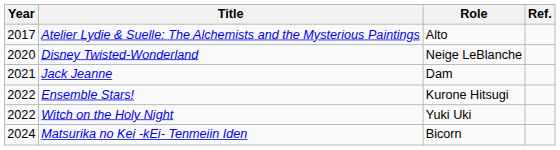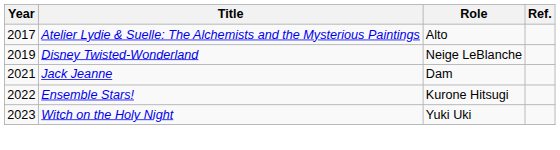(21, 54) 2020 -> (21, 54) 2019
(21, 114) 2022 -> (21, 114) 2023
- row: (144, 134)
